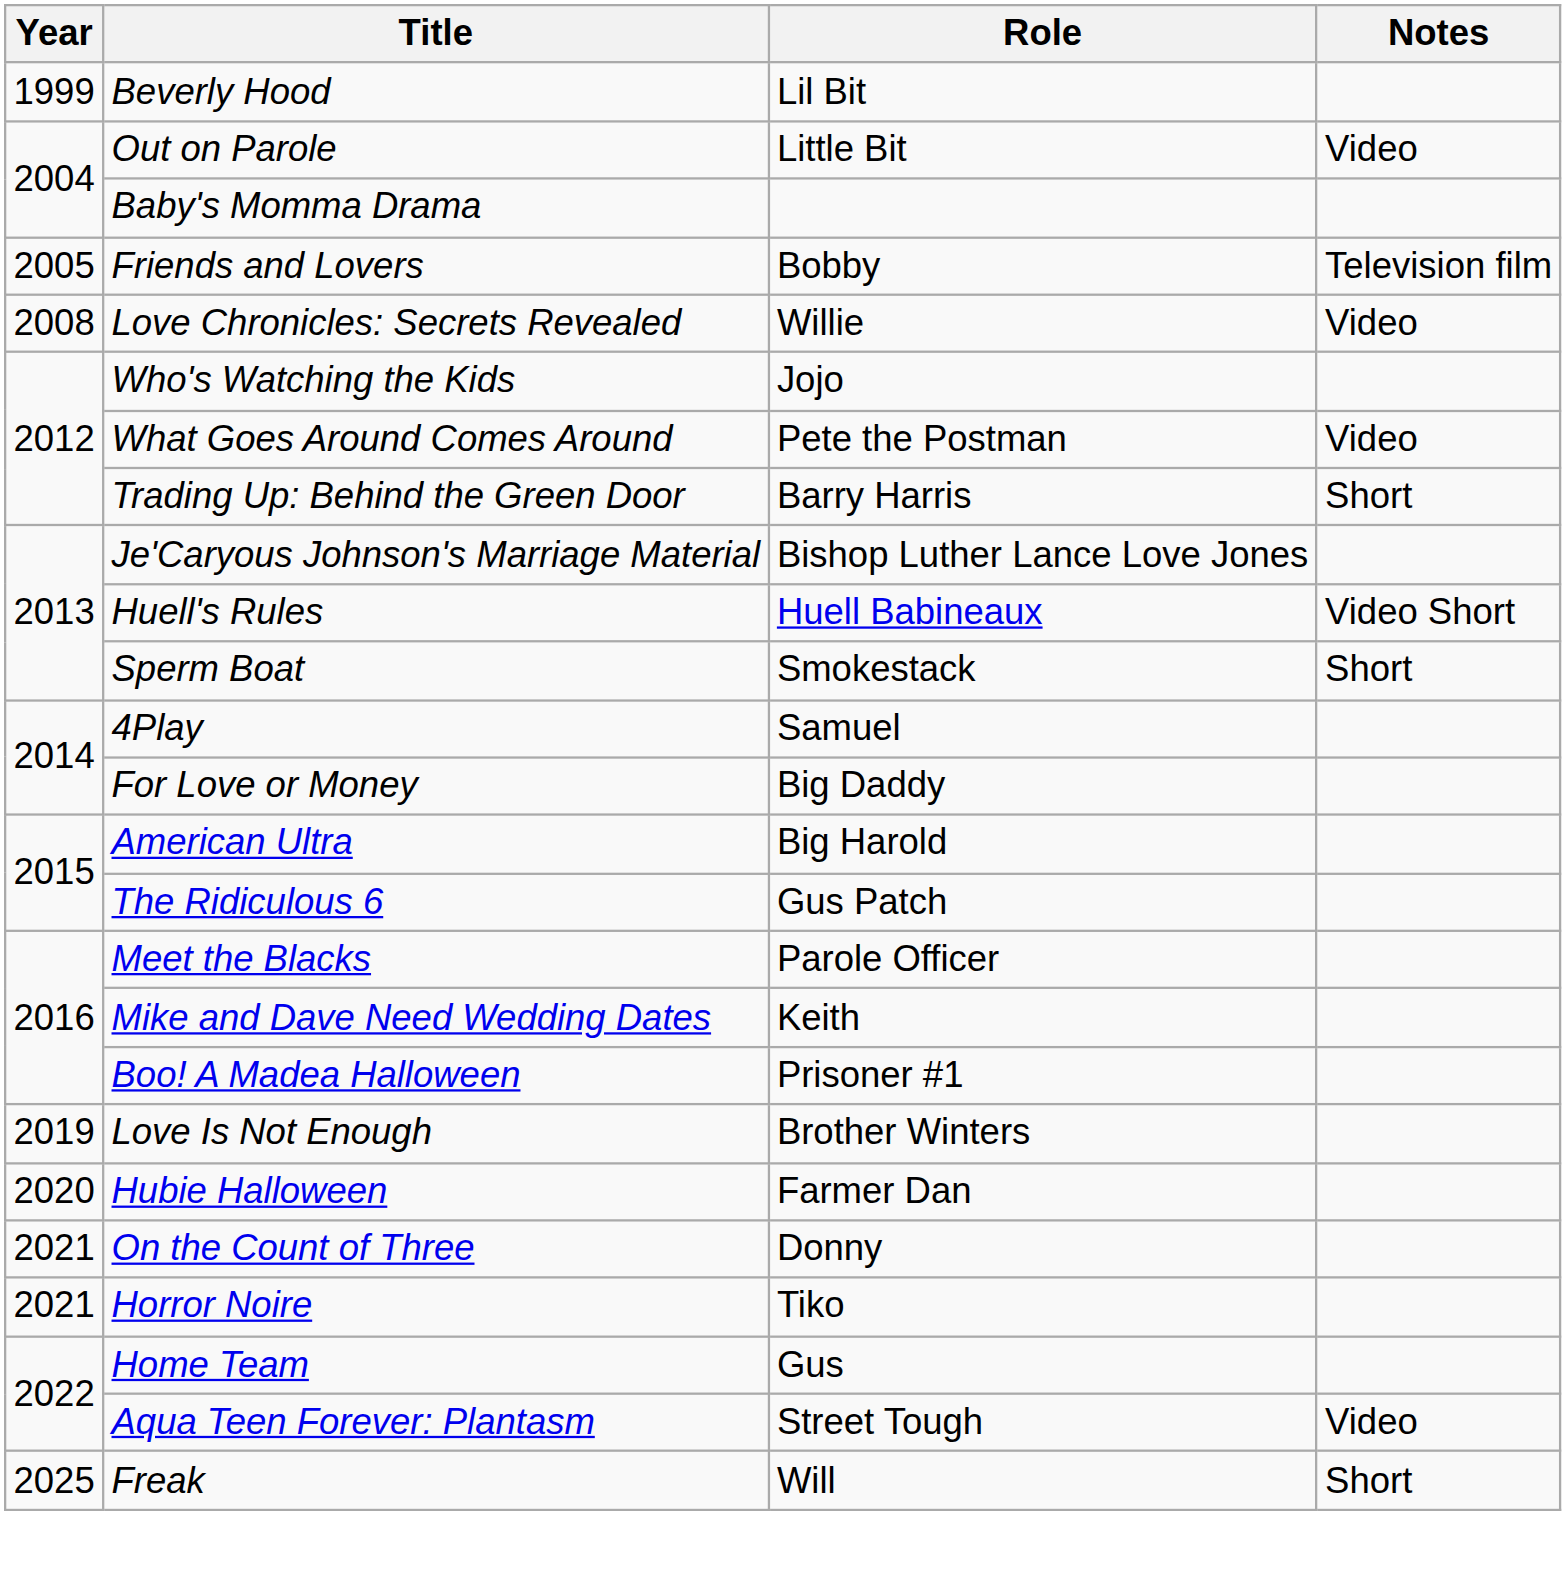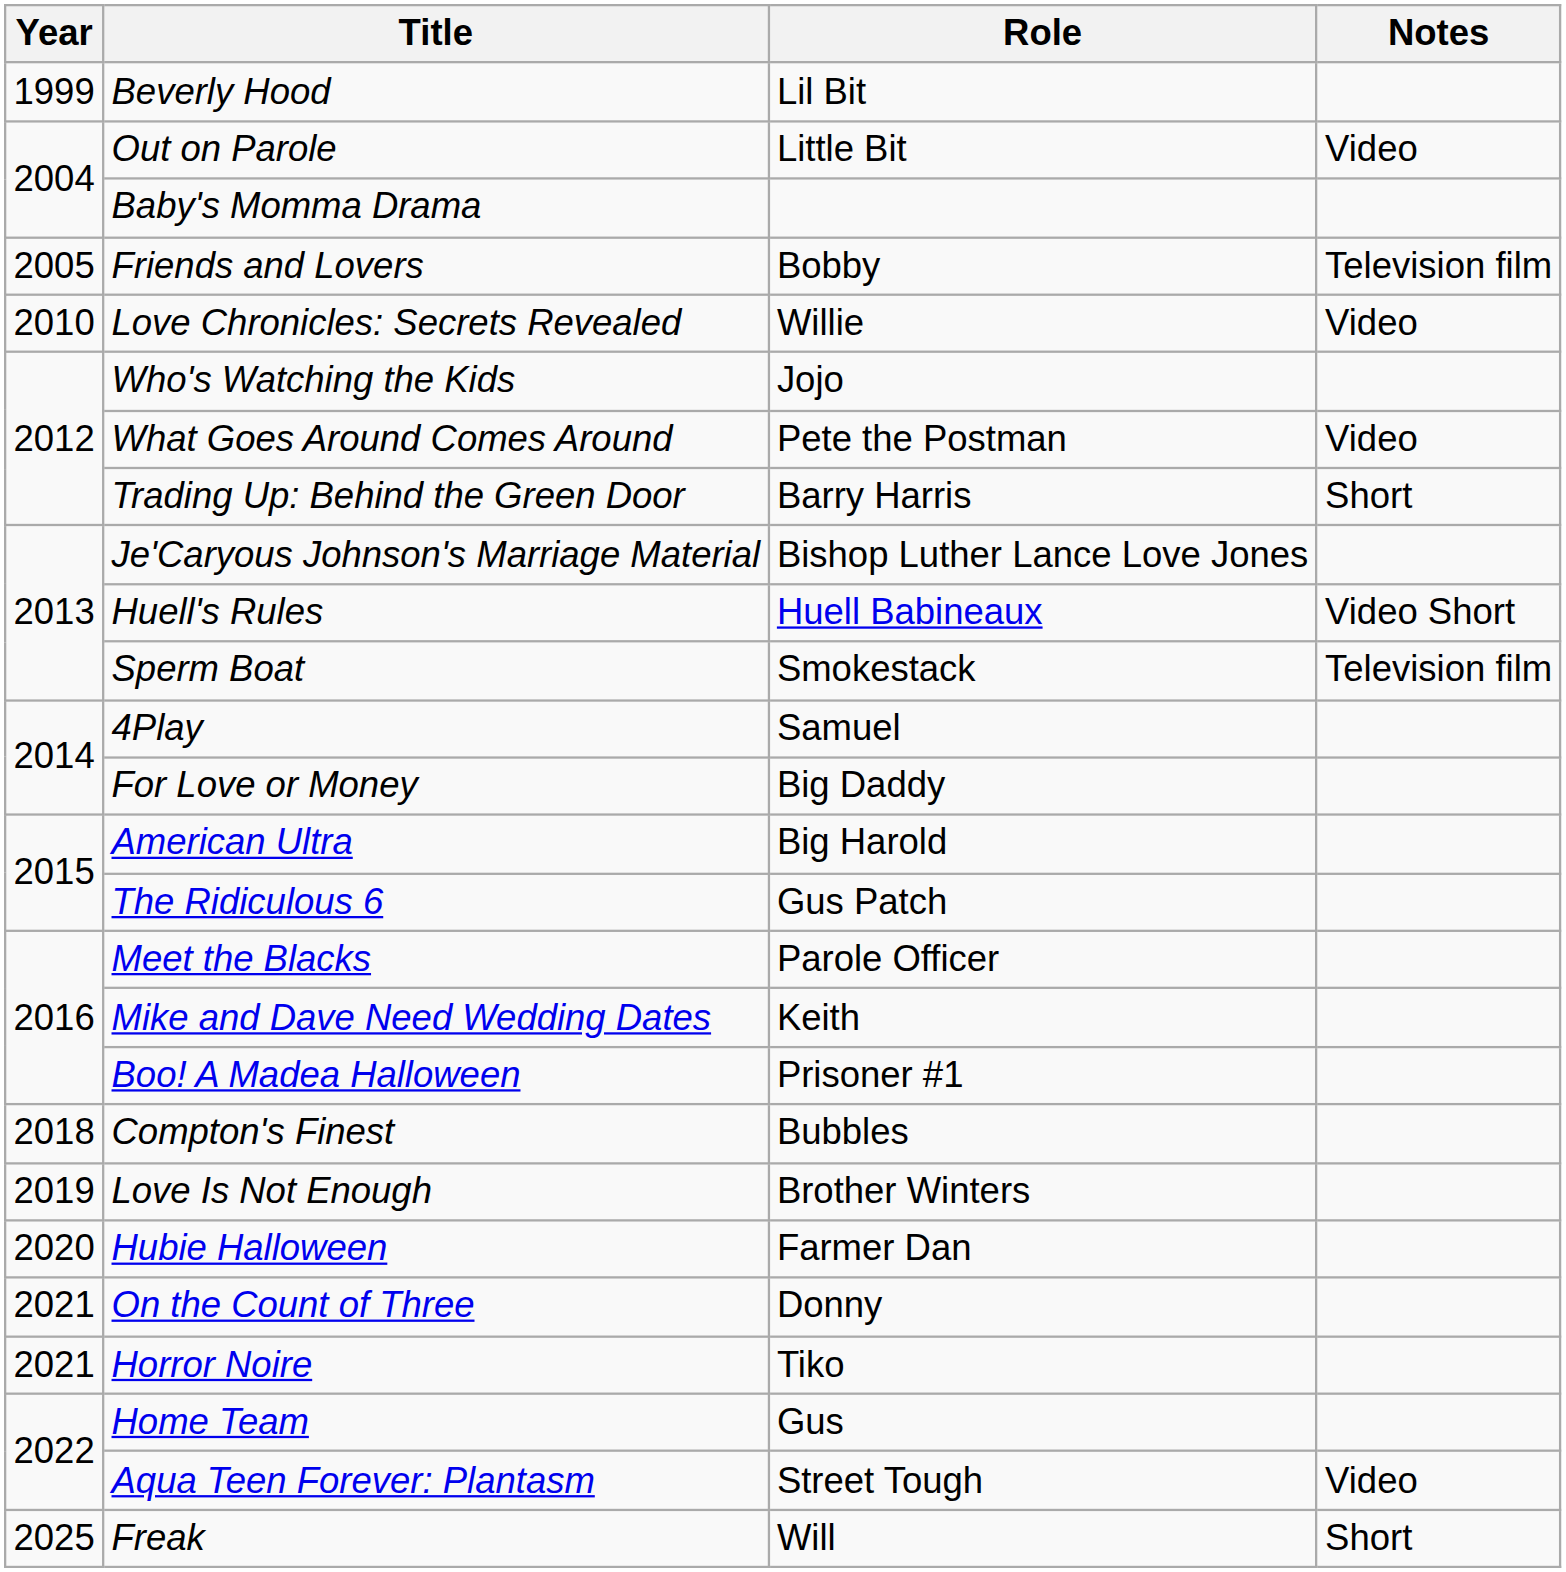(54, 322) 2008 -> (54, 322) 2010
(1369, 669) Short -> (1439, 669) Television film
+ row: (253, 1132)
